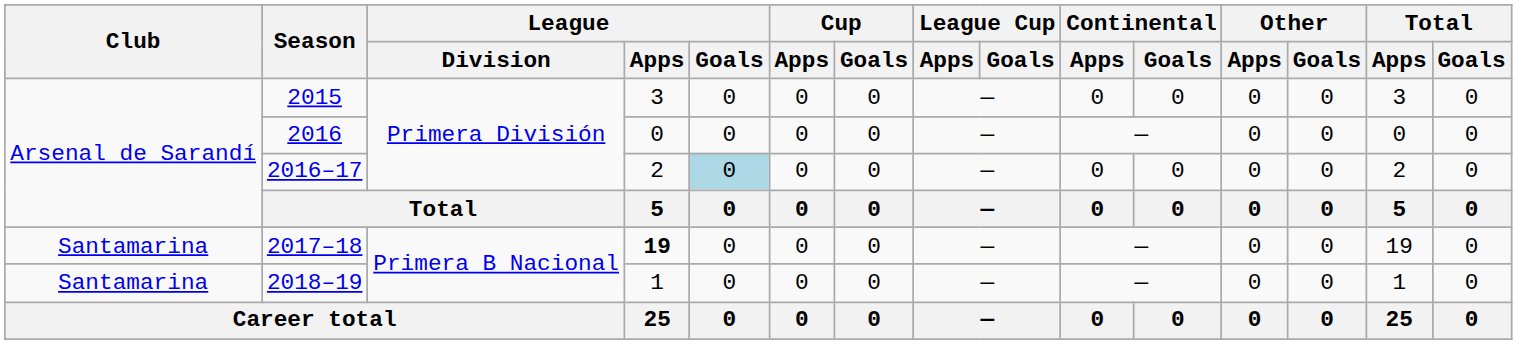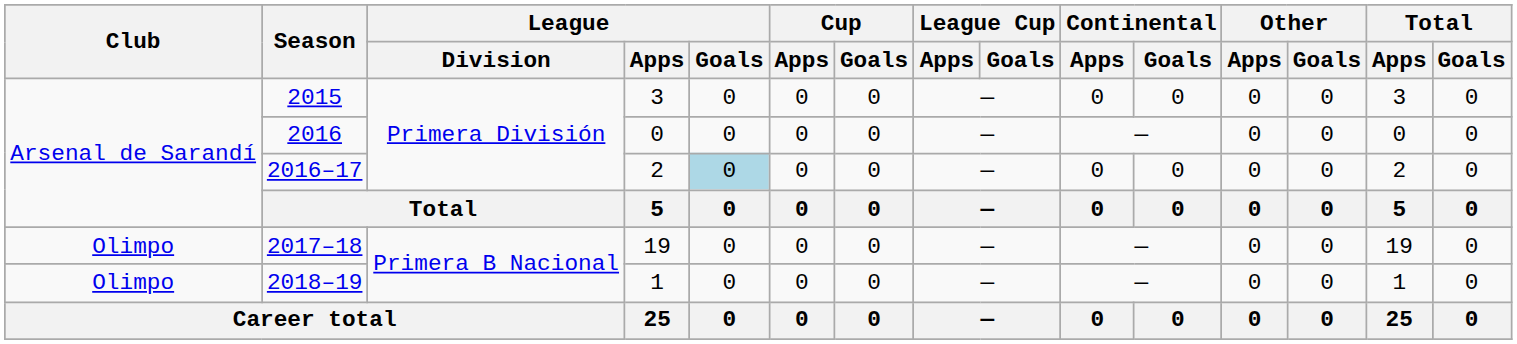(133, 246) Santamarina -> (133, 246) Olimpo
(657, 246) bold -> (657, 246) normal
(133, 283) Santamarina -> (133, 283) Olimpo
